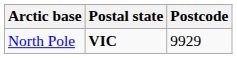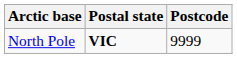(186, 41) 9929 -> (186, 41) 9999
